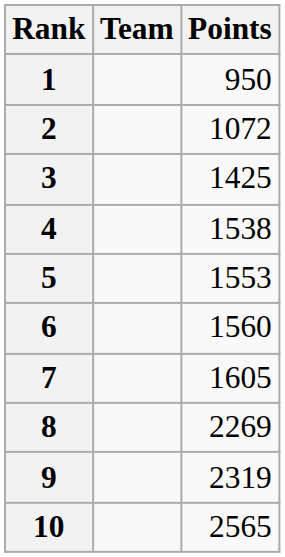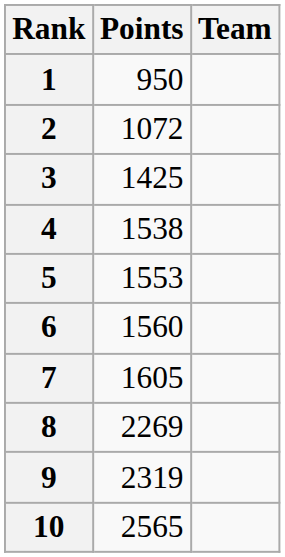columns swapped: (137, 29) <-> (230, 29)
